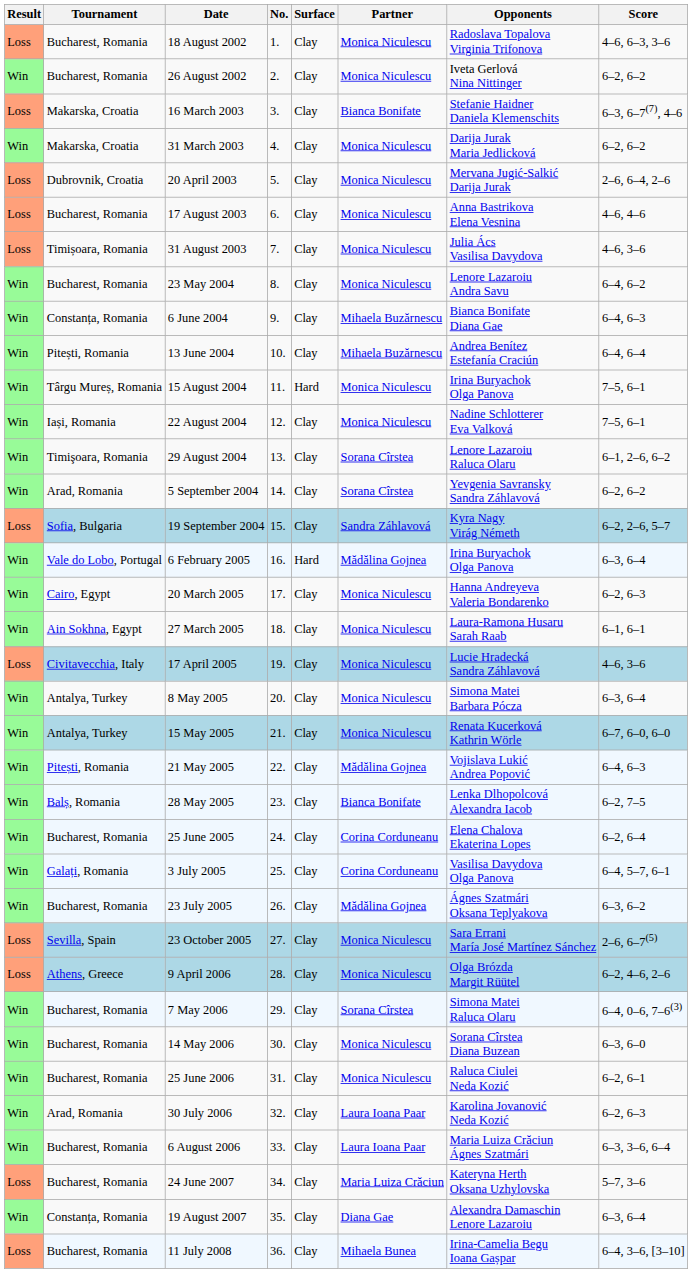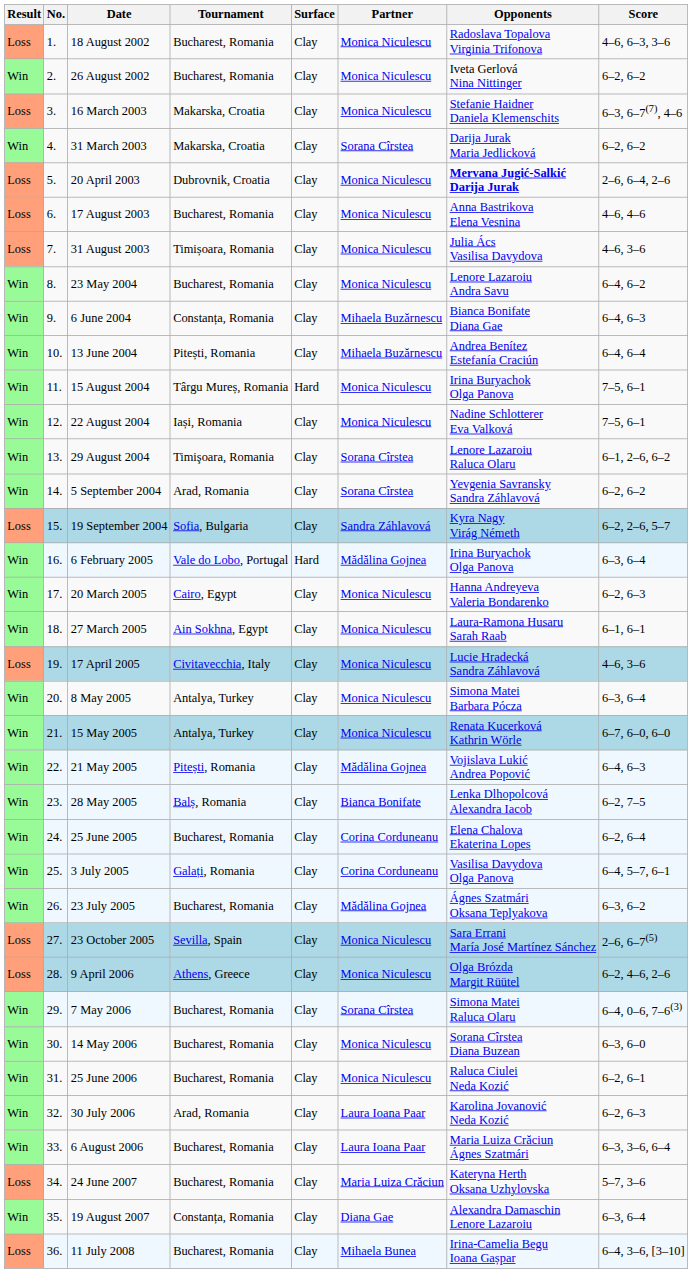columns swapped: (279, 14) <-> (104, 14)
(381, 110) Bianca Bonifate -> (386, 110) Monica Niculescu
(386, 145) Monica Niculescu -> (377, 145) Sorana Cîrstea
(504, 179) normal -> (508, 179) bold
